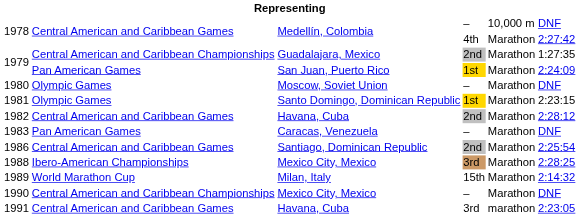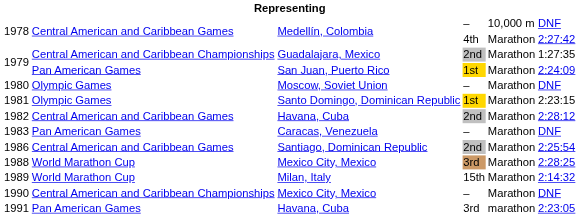(110, 162) Ibero-American Championships -> (83, 162) World Marathon Cup
(133, 208) Central American and Caribbean Games -> (86, 208) Pan American Games
